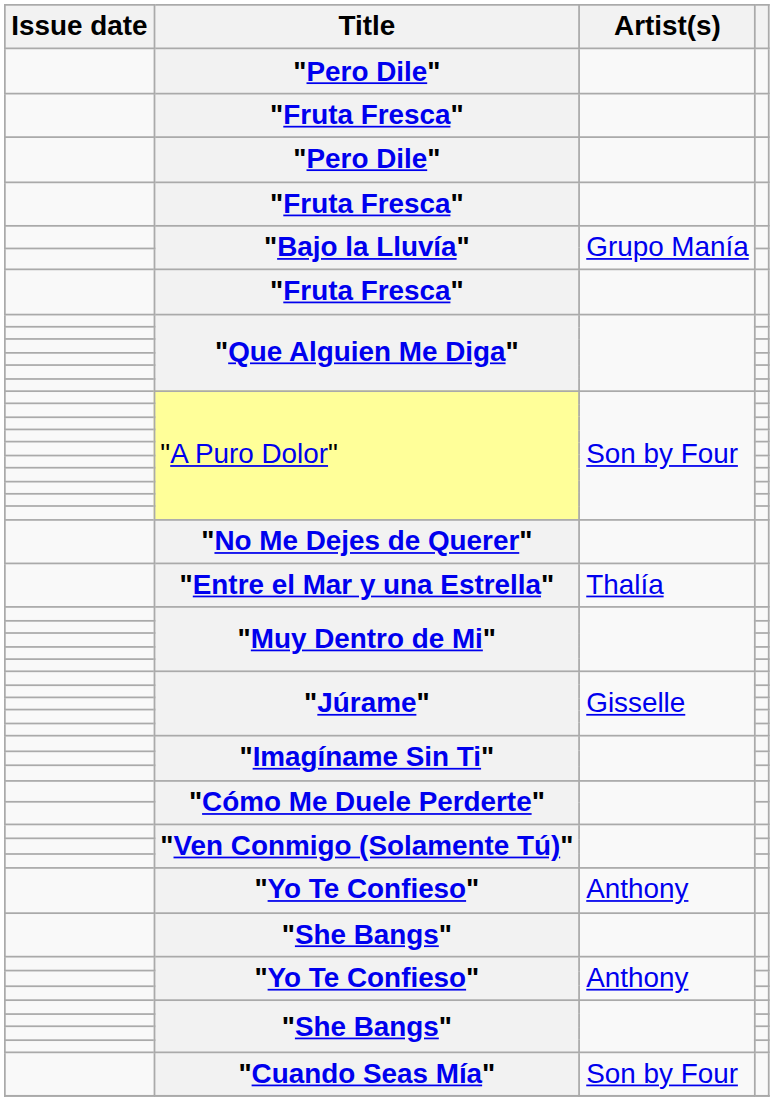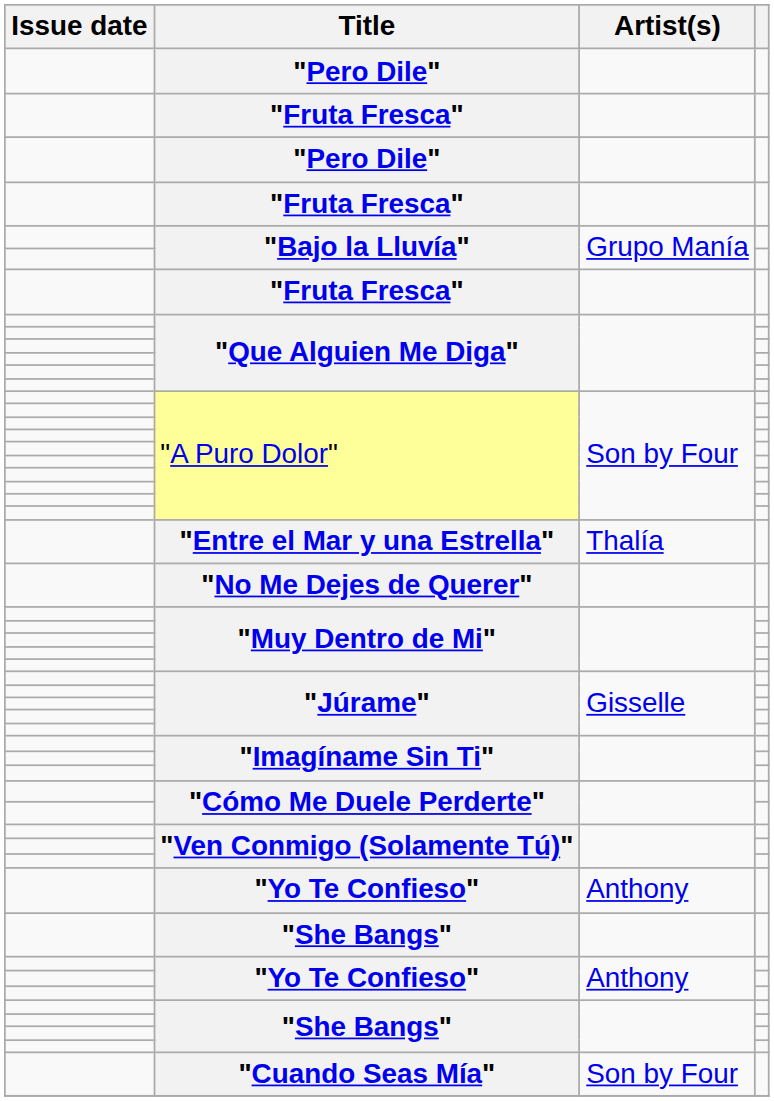rows swapped: (367, 540) <-> (367, 585)
